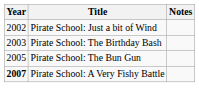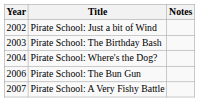+ row: (94, 58)
(16, 58) 2005 -> (16, 74) 2006
(16, 74) bold -> (16, 89) normal
